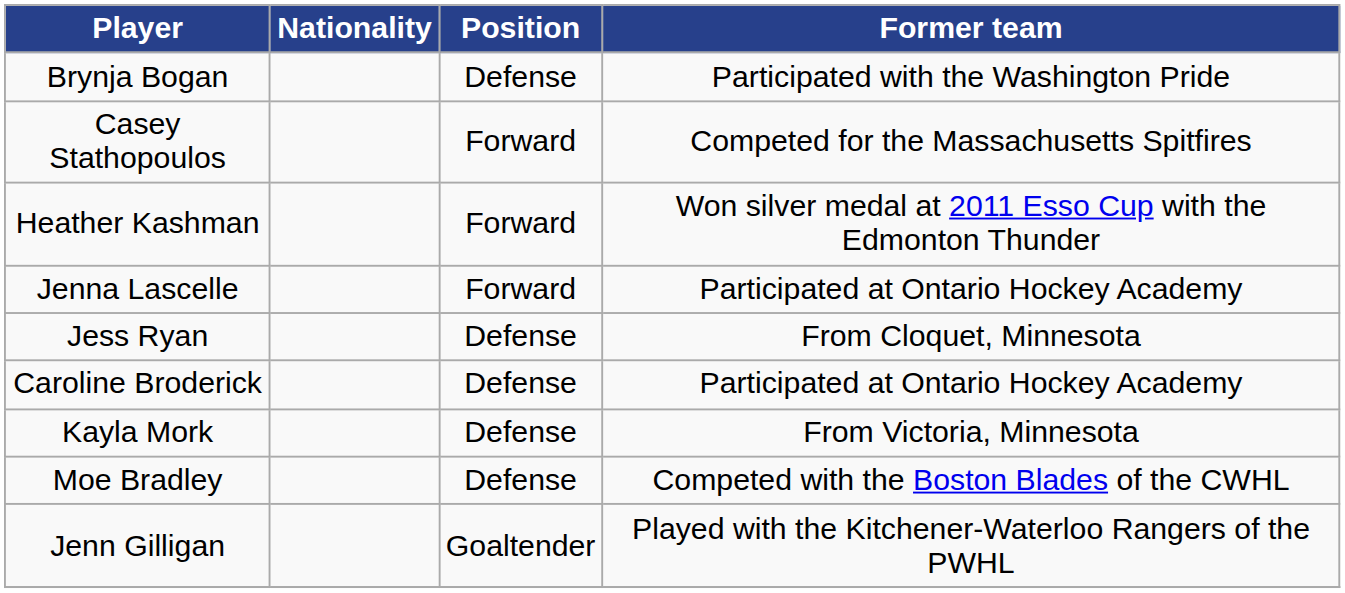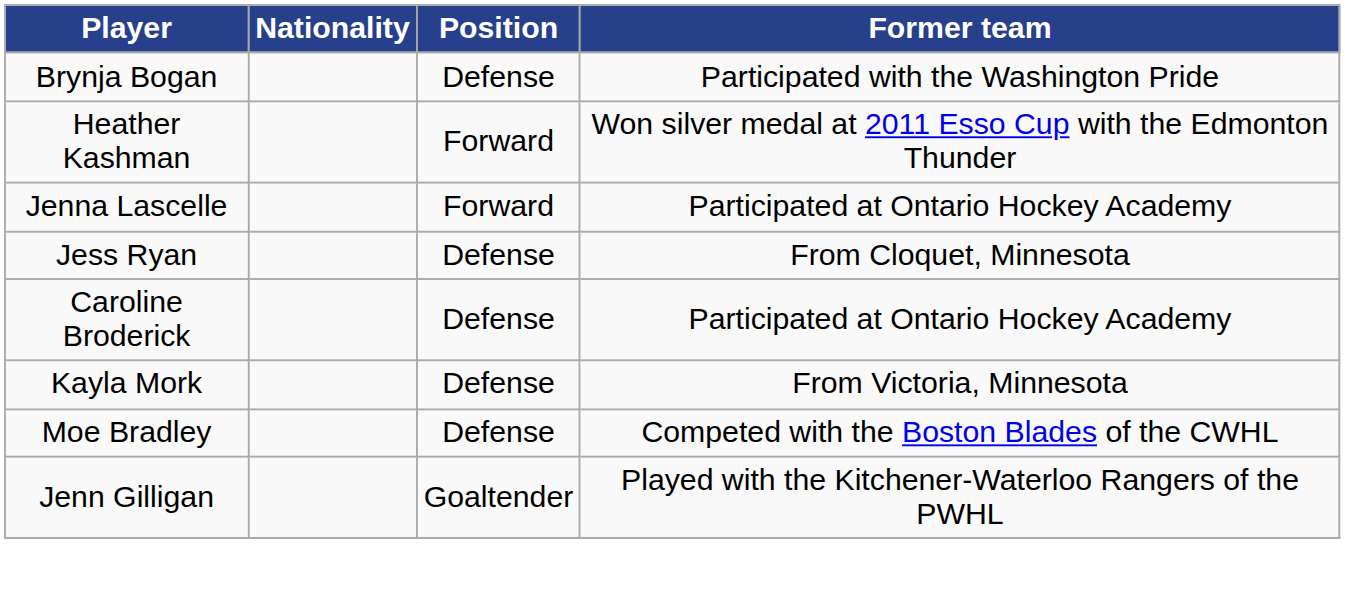- row: (138, 141)
